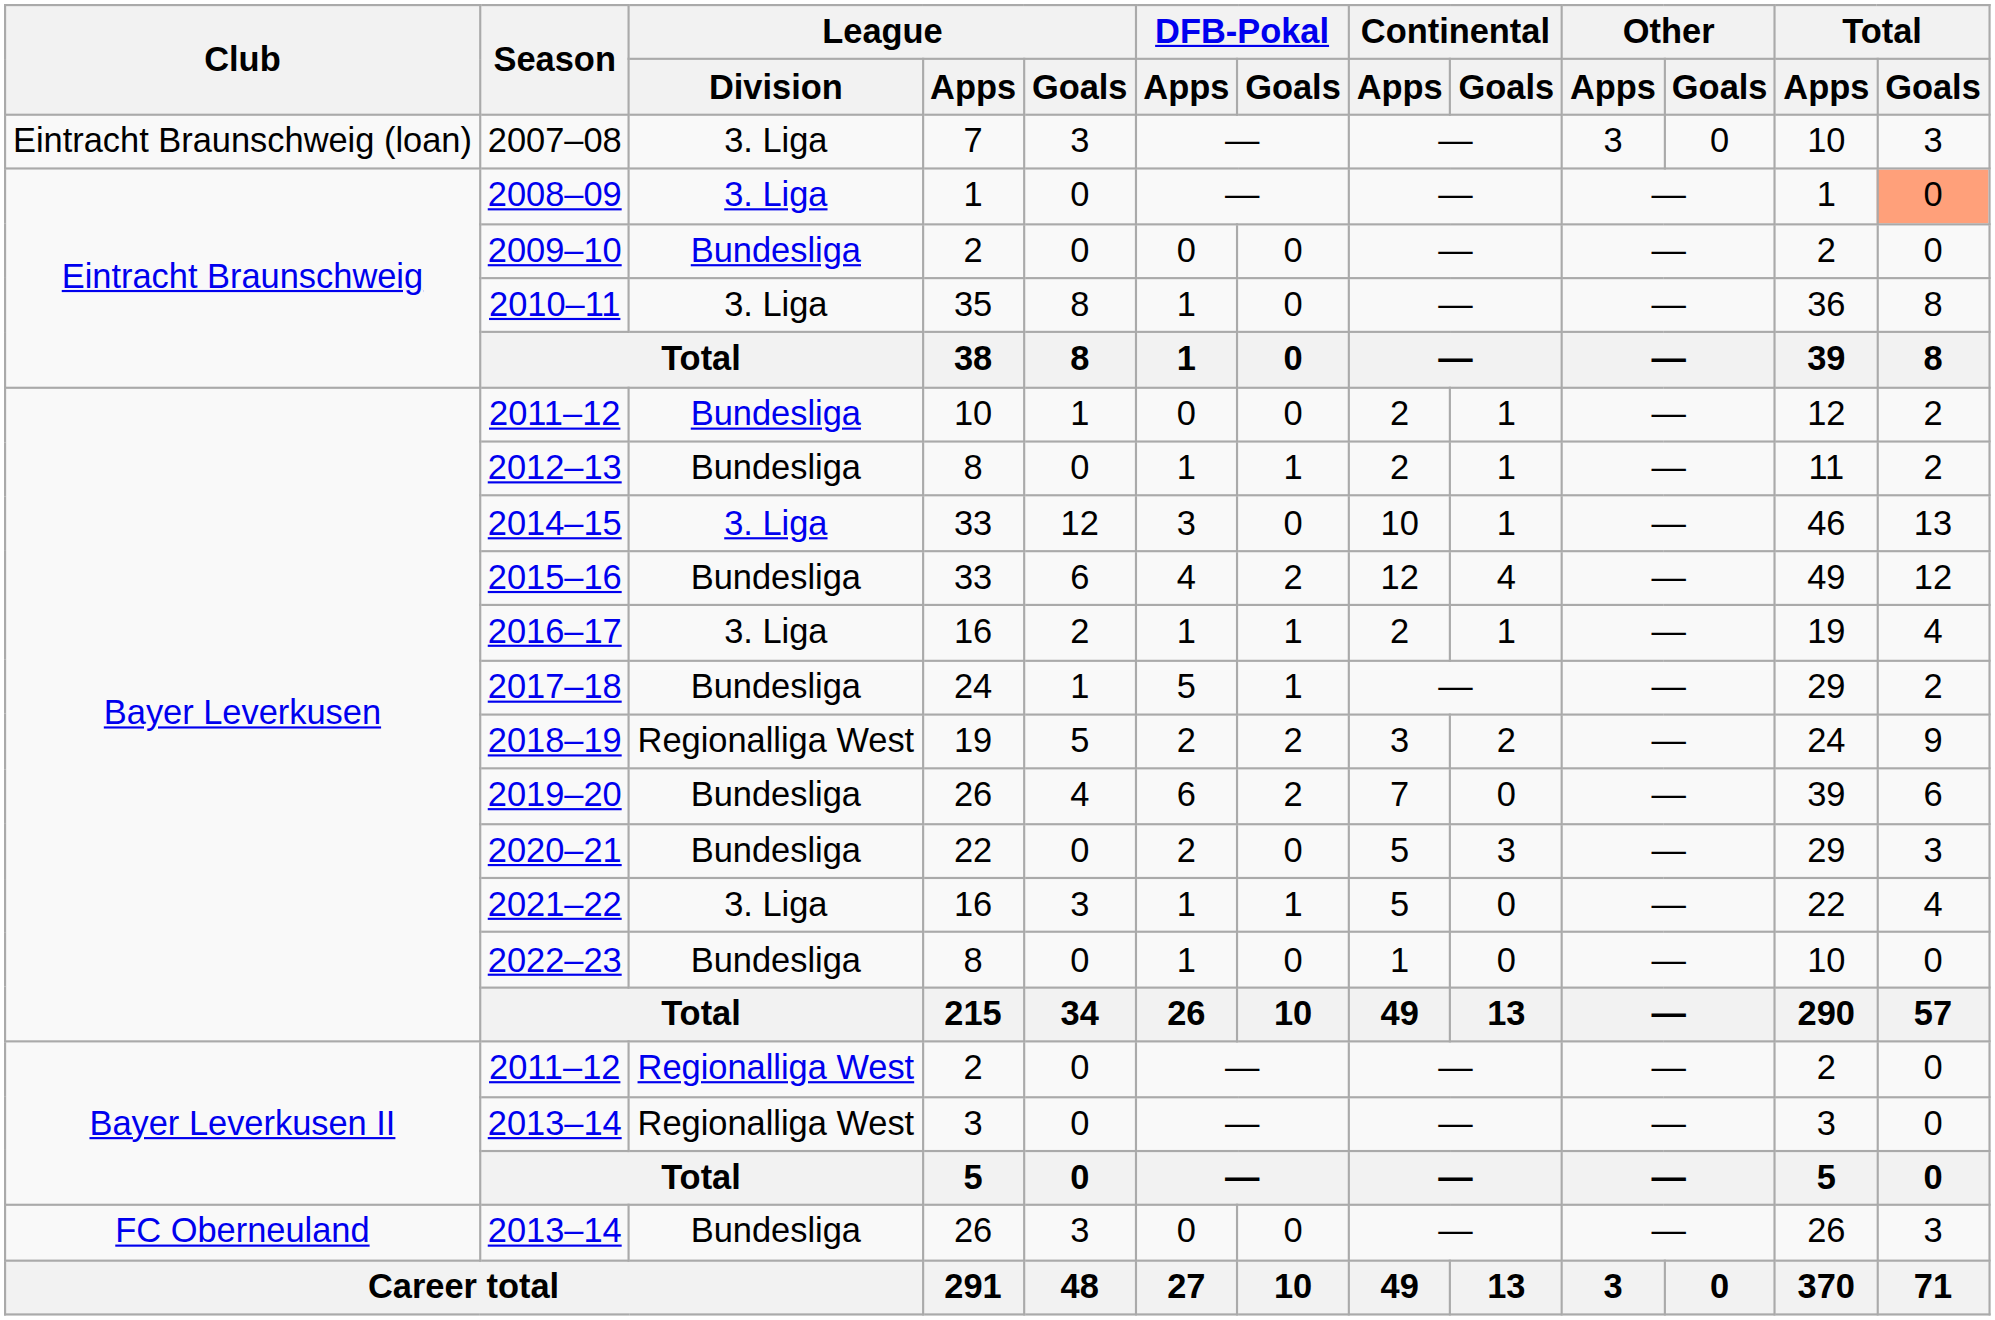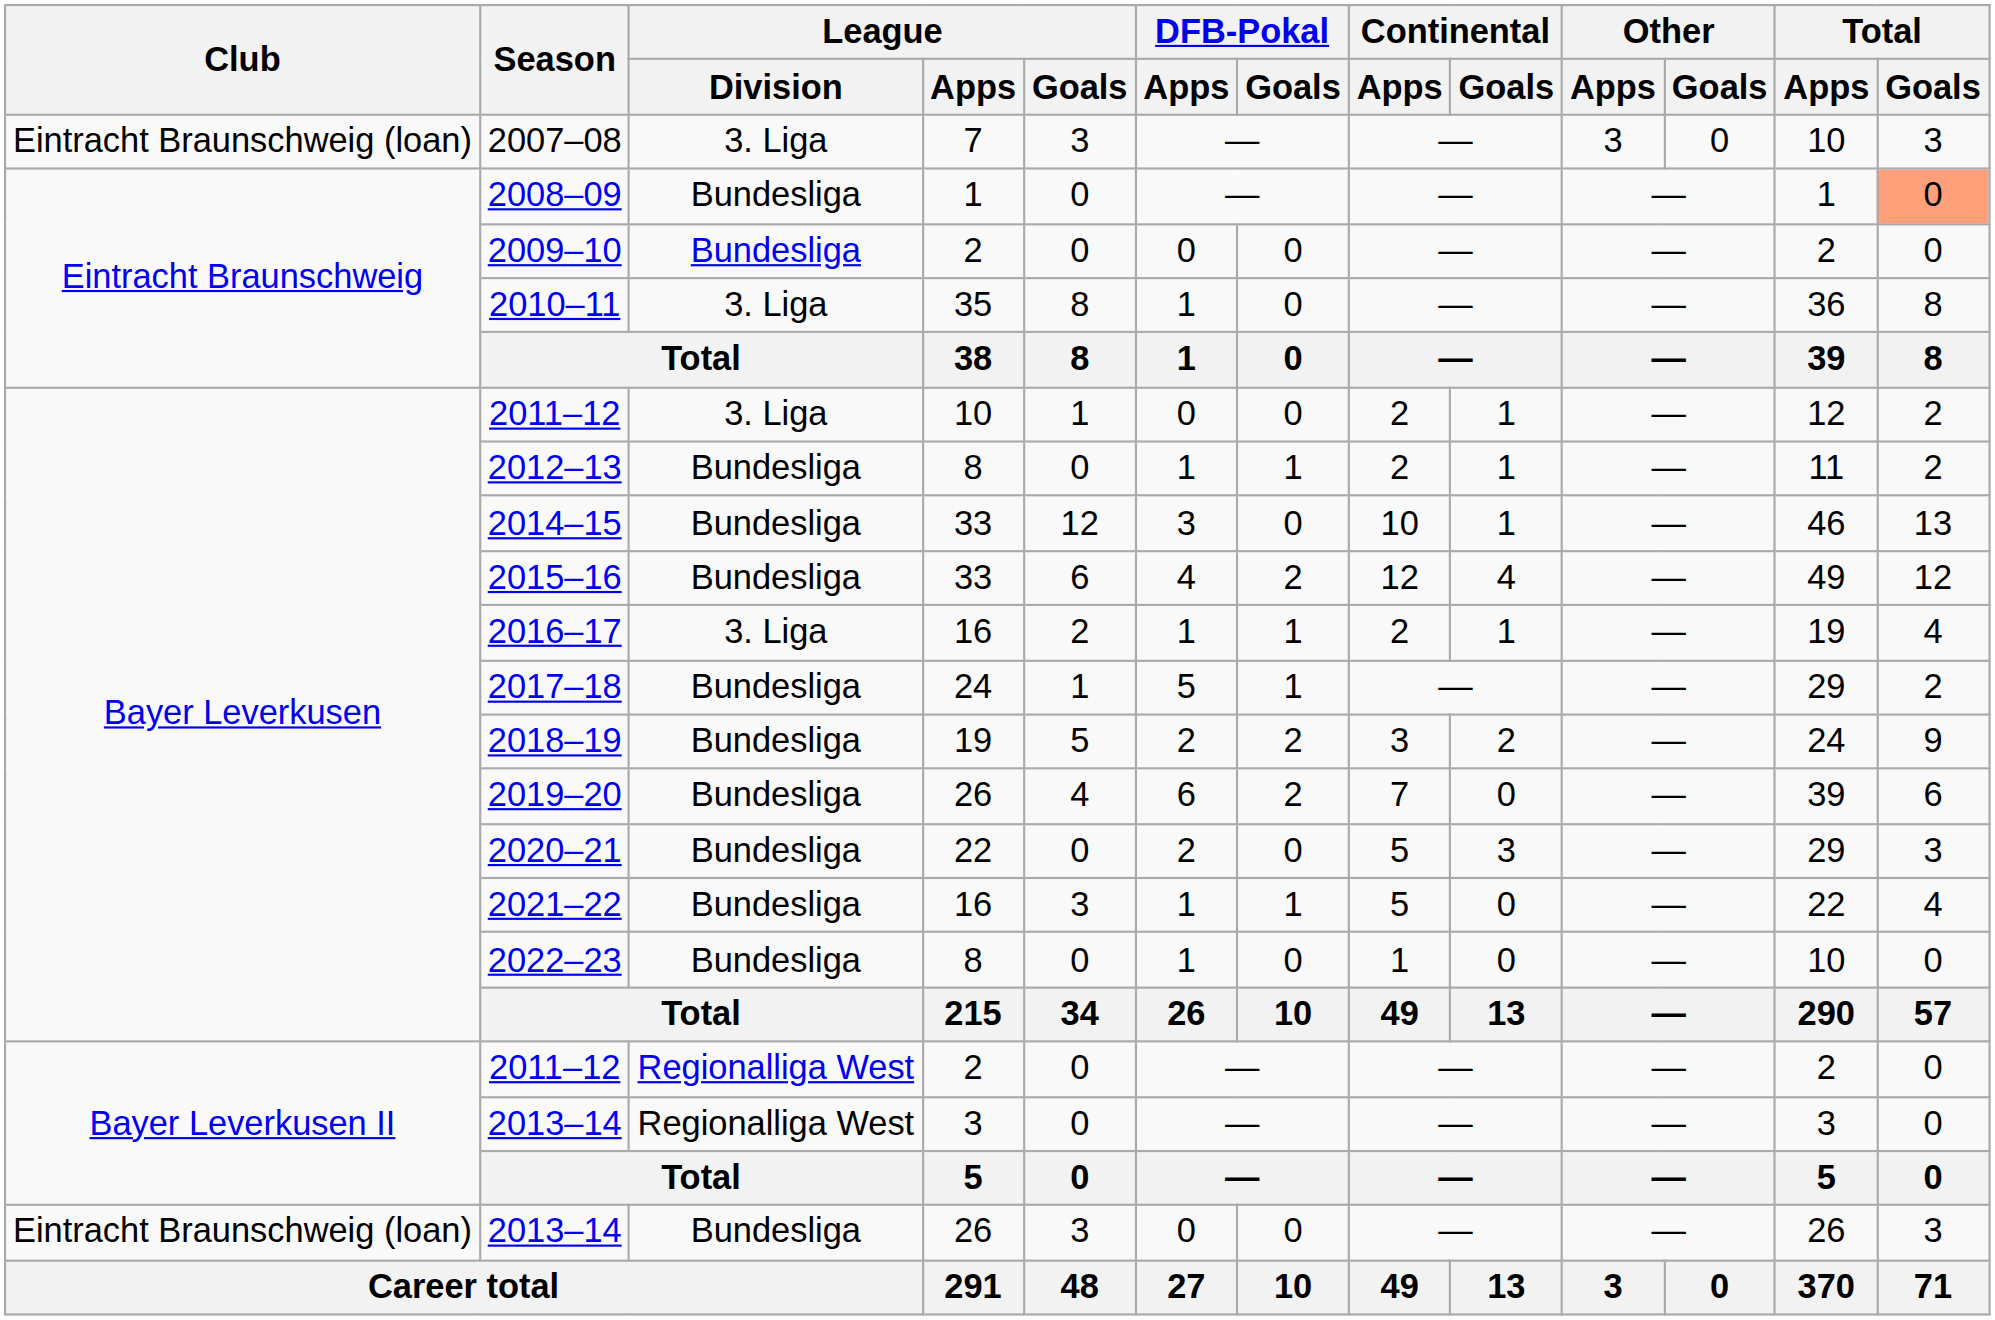(776, 195) 3. Liga -> (776, 195) Bundesliga
(776, 413) Bundesliga -> (776, 413) 3. Liga
(776, 522) 3. Liga -> (776, 522) Bundesliga
(776, 741) Regionalliga West -> (776, 741) Bundesliga
(776, 904) 3. Liga -> (776, 904) Bundesliga
(242, 1232) FC Oberneuland -> (242, 1232) Eintracht Braunschweig (loan)
